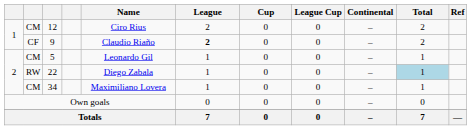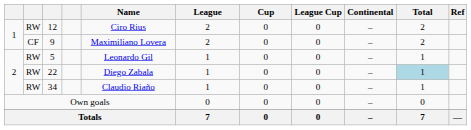(33, 27) CM -> (33, 27) RW
(128, 42) Claudio Riaño -> (128, 42) Maximiliano Lovera
(208, 42) bold -> (208, 42) normal
(33, 57) CM -> (33, 57) RW
(33, 87) CM -> (33, 87) RW
(128, 87) Maximiliano Lovera -> (128, 87) Claudio Riaño
